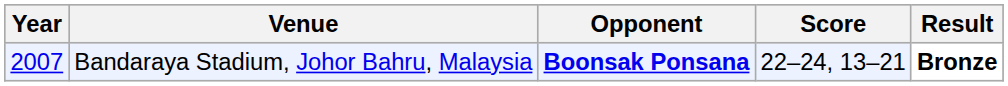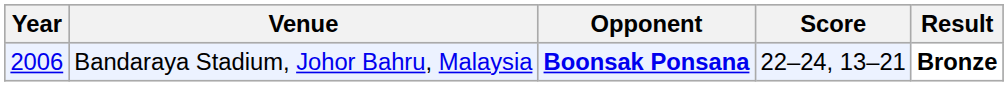(37, 62) 2007 -> (37, 62) 2006
